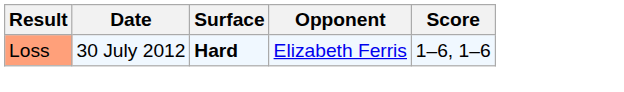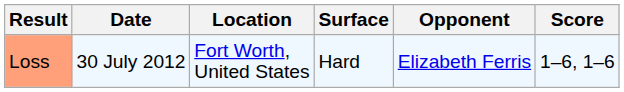+ column: (252, 19)
(216, 50) bold -> (339, 60) normal
